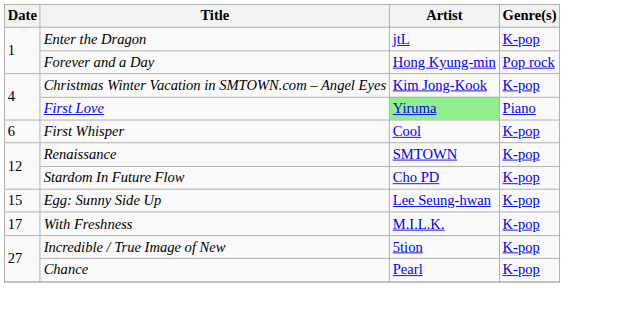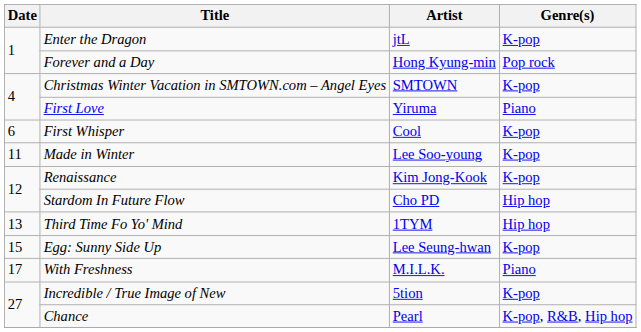(440, 85) Kim Jong-Kook -> (425, 85) SMTOWN
(415, 108) lightgreen background -> (415, 108) no background
+ row: (89, 154)
(425, 154) SMTOWN -> (440, 177) Kim Jong-Kook
(521, 177) K-pop -> (526, 200) Hip hop
+ row: (113, 223)
(521, 223) K-pop -> (519, 270) Piano
(521, 270) K-pop -> (568, 316) K-pop, R&B, Hip hop
